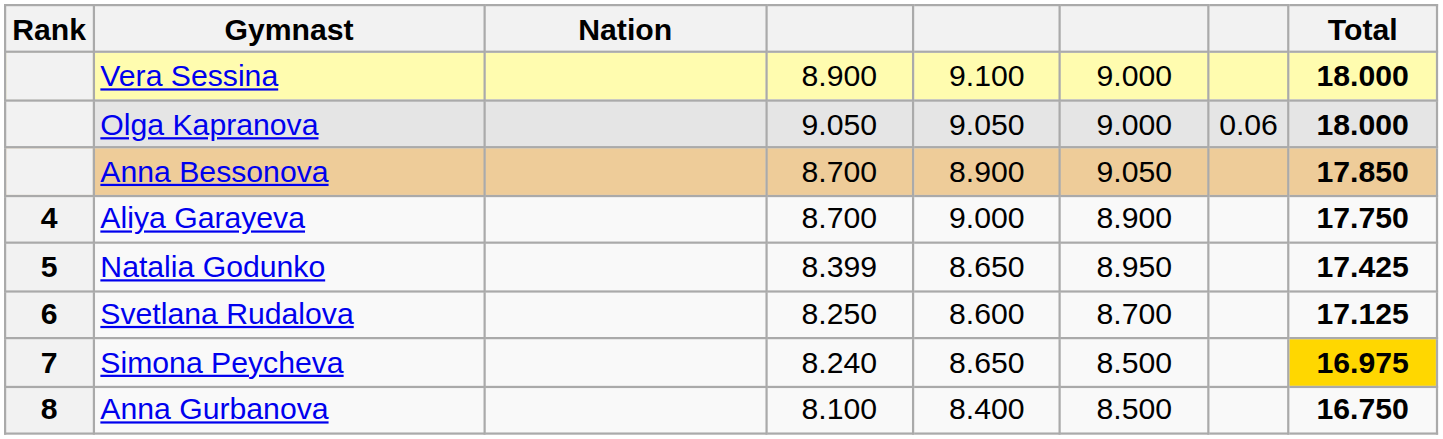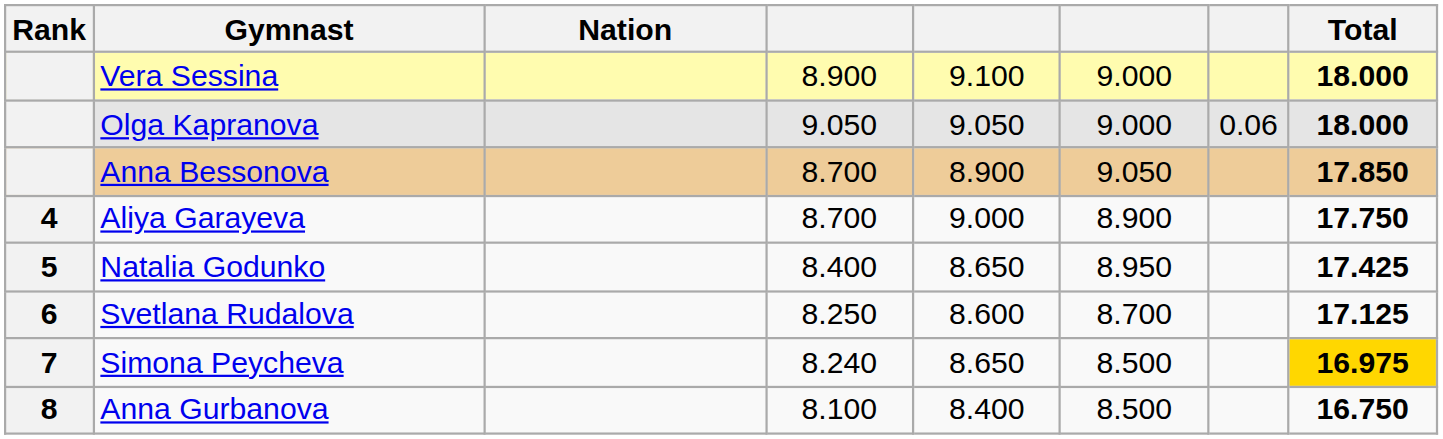(839, 266) 8.399 -> (839, 266) 8.400
